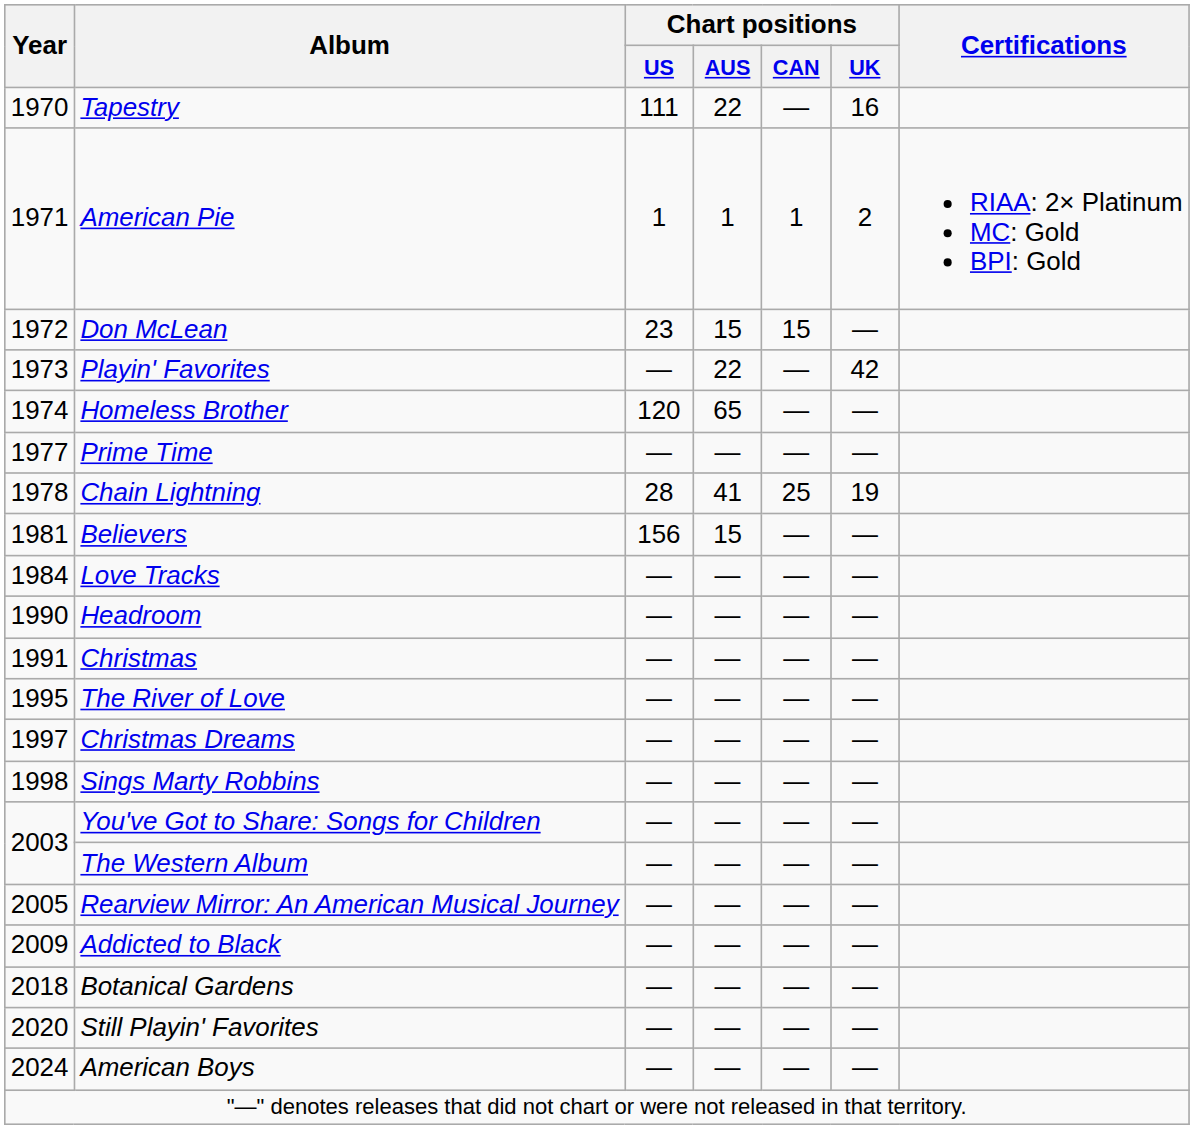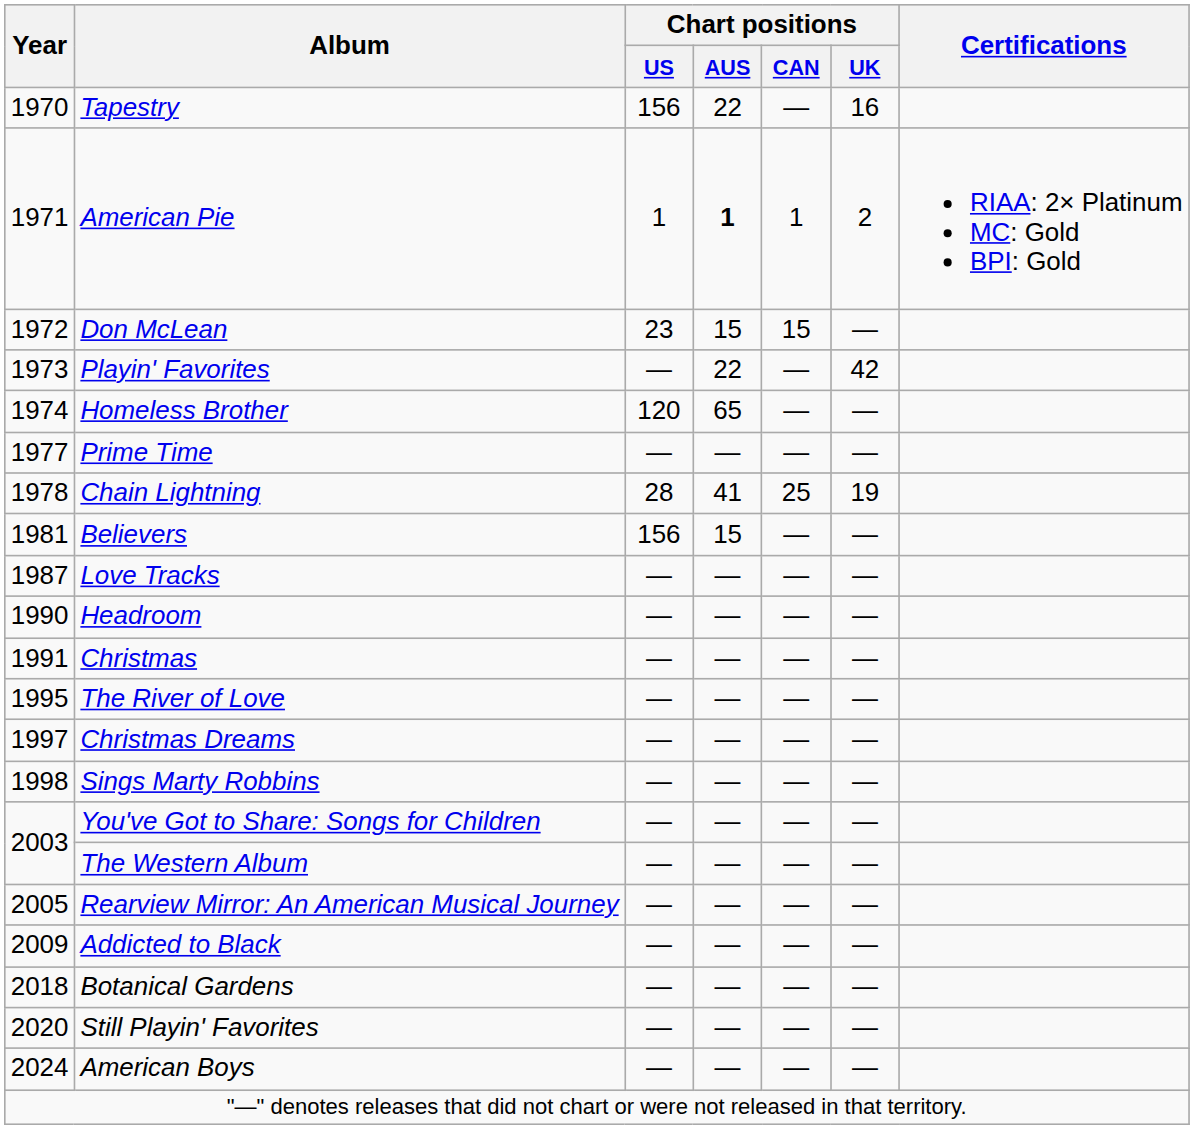(659, 107) 111 -> (659, 107) 156
(728, 218) normal -> (728, 218) bold
(40, 575) 1984 -> (40, 575) 1987
